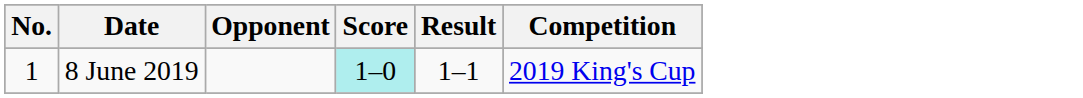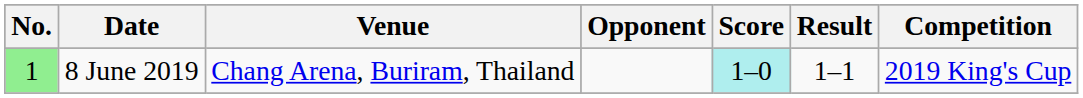+ column: (393, 26)
(32, 70) no background -> (32, 70) lightgreen background
